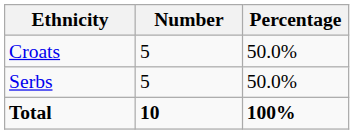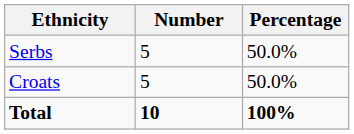rows swapped: (35, 50) <-> (31, 81)
